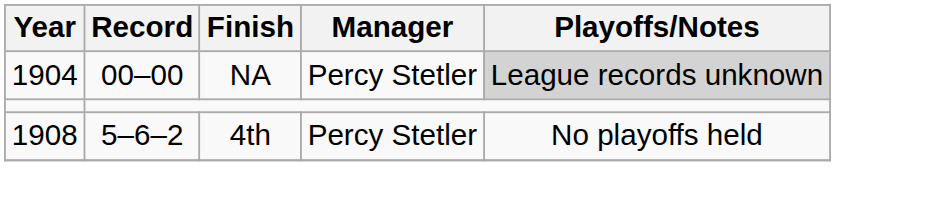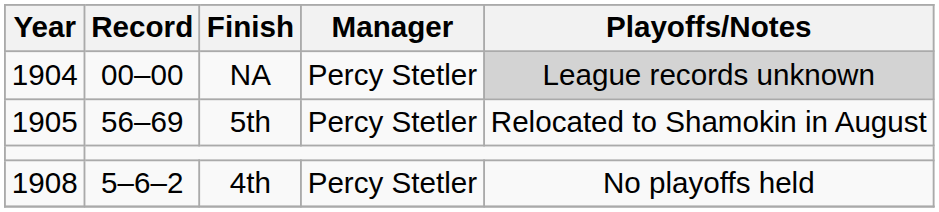+ row: (45, 121)
